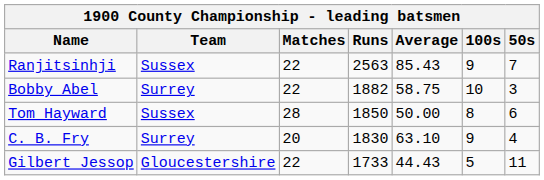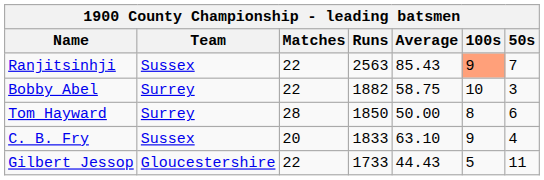(470, 65) no background -> (470, 65) lightsalmon background
(168, 114) Sussex -> (168, 114) Surrey
(168, 139) Surrey -> (168, 139) Sussex
(370, 139) 1830 -> (370, 139) 1833
